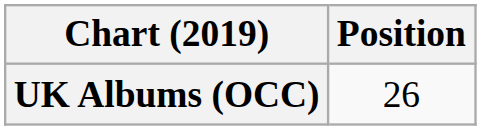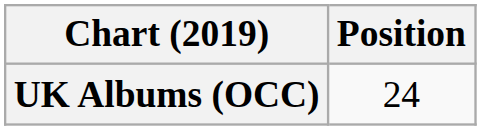(401, 93) 26 -> (401, 93) 24
